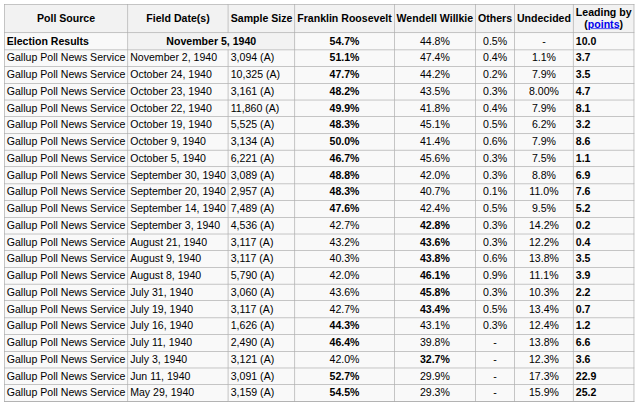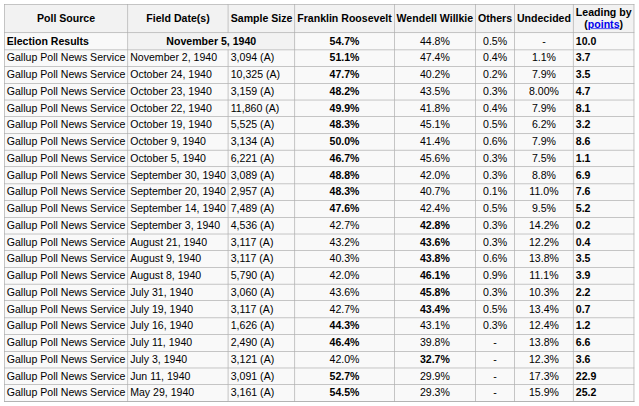(435, 74) 44.2% -> (435, 74) 40.2%
(252, 91) 3,161 (A) -> (252, 91) 3,159 (A)
(252, 393) 3,159 (A) -> (252, 393) 3,161 (A)
